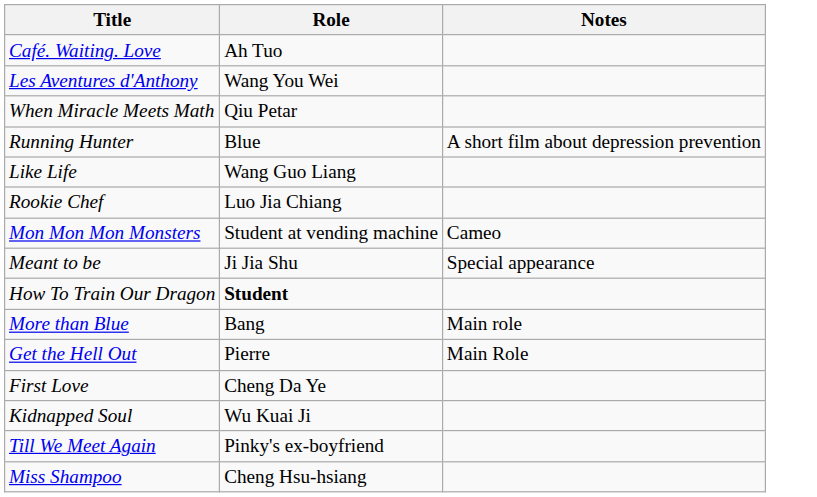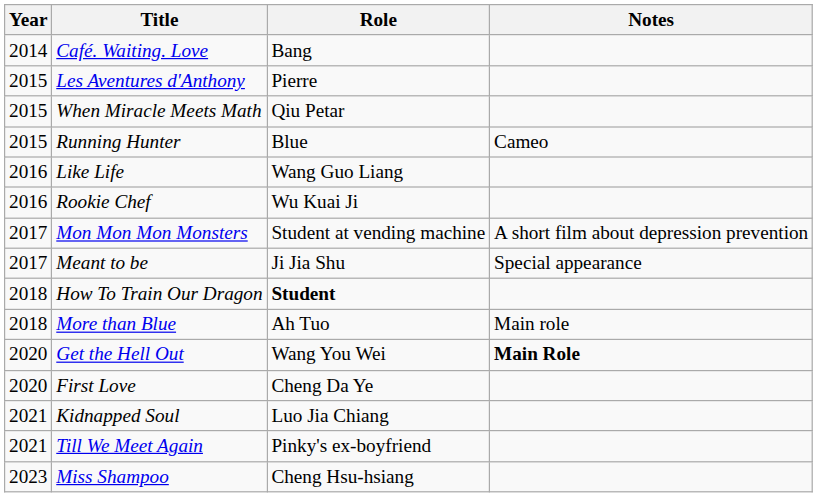+ column: (28, 19)
(253, 50) Ah Tuo -> (292, 50) Bang
(281, 80) Wang You Wei -> (294, 80) Pierre
(604, 141) A short film about depression prevention -> (521, 141) Cameo
(283, 202) Luo Jia Chiang -> (315, 202) Wu Kuai Ji
(474, 232) Cameo -> (651, 232) A short film about depression prevention
(244, 324) Bang -> (301, 324) Ah Tuo
(247, 354) Pierre -> (329, 354) Wang You Wei
(488, 354) normal -> (537, 354) bold
(268, 415) Wu Kuai Ji -> (330, 415) Luo Jia Chiang
